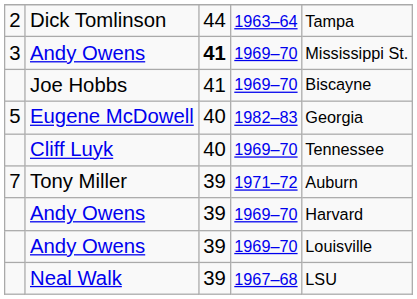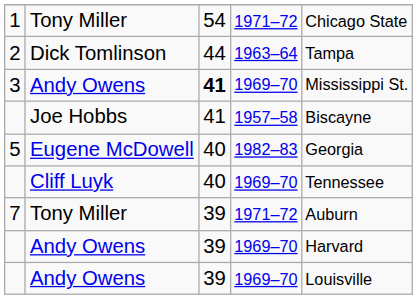+ row: (15, 20)
(266, 85) 1969–70 -> (266, 117) 1957–58
- row: (15, 279)
